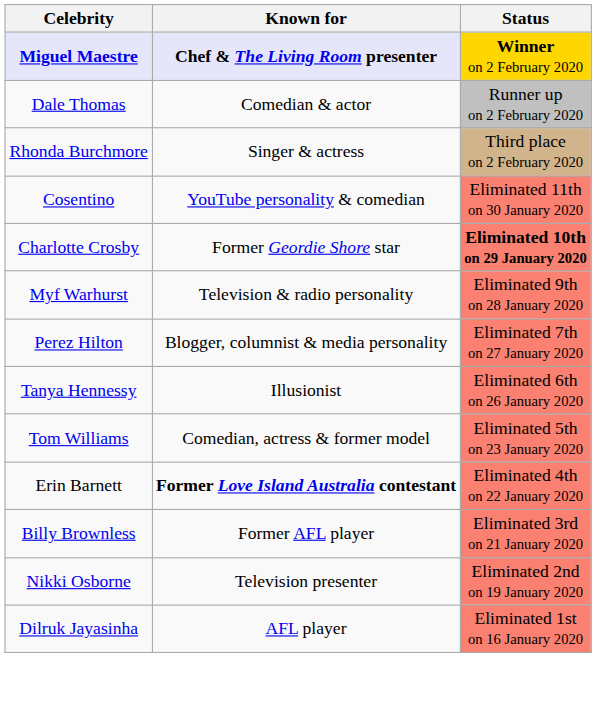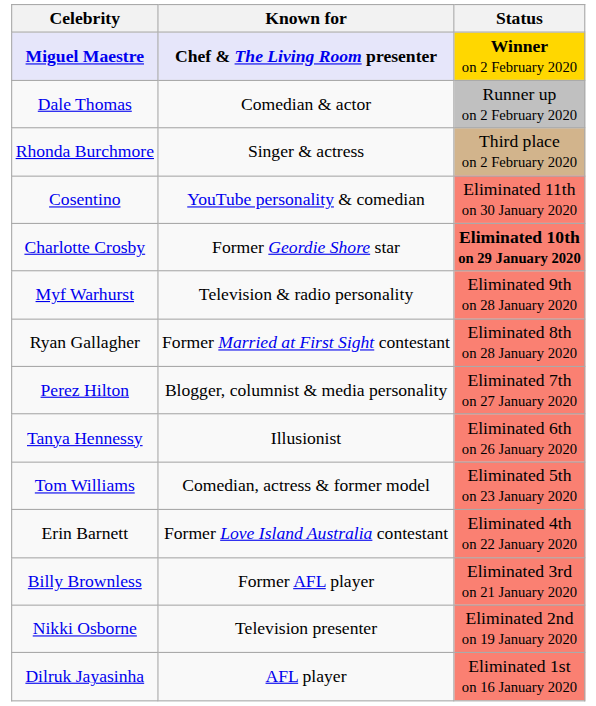+ row: (85, 342)
(306, 485) bold -> (306, 533) normal
